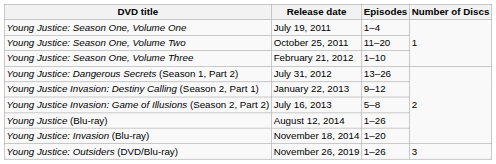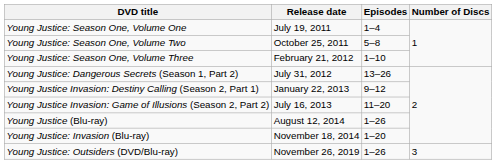(377, 43) 11–20 -> (372, 43) 5–8
(372, 105) 5–8 -> (377, 105) 11–20
